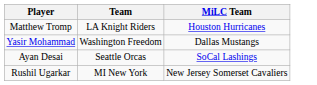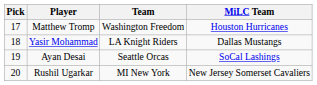+ column: (16, 12)
(121, 27) LA Knight Riders -> (143, 27) Washington Freedom
(121, 42) Washington Freedom -> (143, 42) LA Knight Riders
